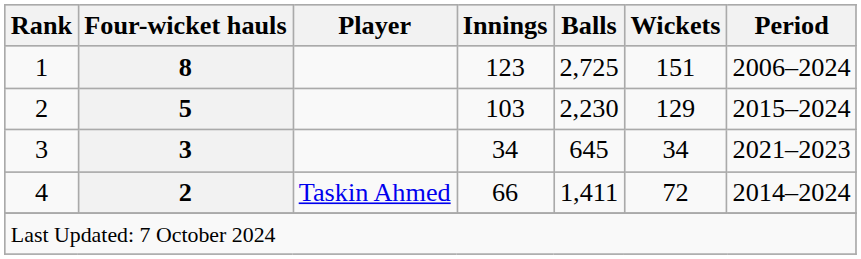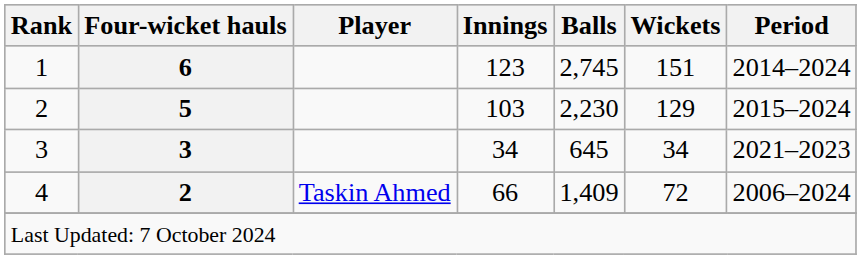(185, 66) 8 -> (185, 66) 6
(589, 66) 2,725 -> (589, 66) 2,745
(792, 66) 2006–2024 -> (792, 66) 2014–2024
(589, 191) 1,411 -> (589, 191) 1,409
(792, 191) 2014–2024 -> (792, 191) 2006–2024
